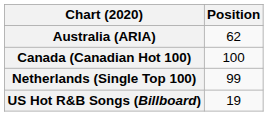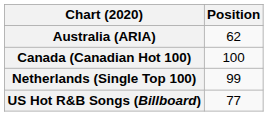(234, 100) 19 -> (234, 100) 77
